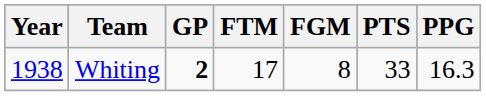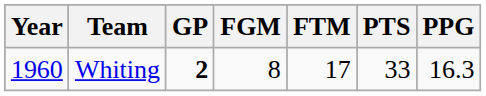columns swapped: (320, 26) <-> (249, 26)
(37, 68) 1938 -> (37, 68) 1960
